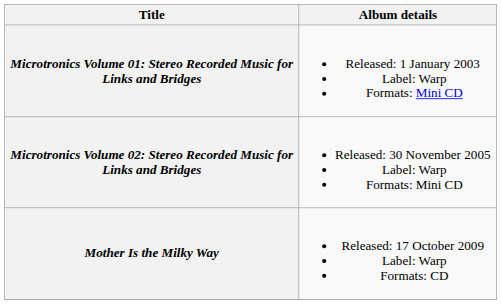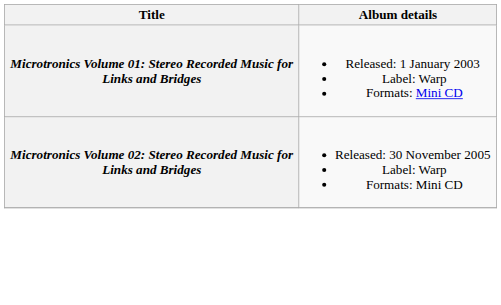- row: (152, 253)
